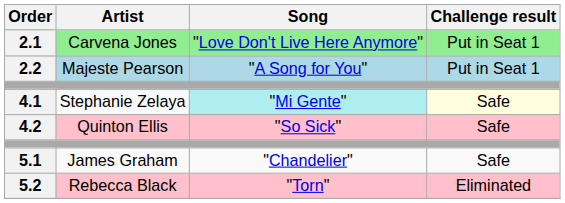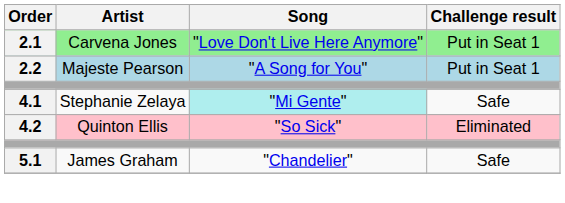(493, 101) lightyellow background -> (493, 101) no background
(493, 127) Safe -> (493, 127) Eliminated
- row: (30, 185)
